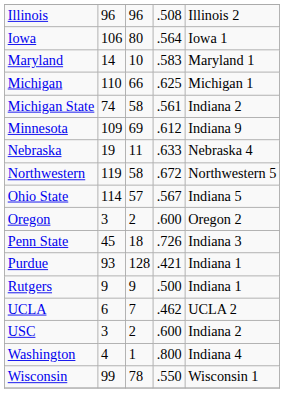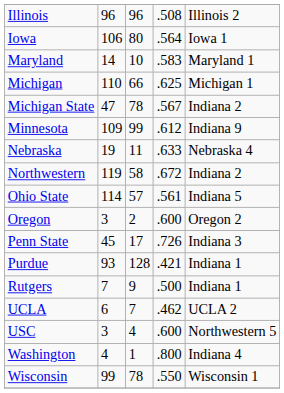(108, 106) 74 -> (108, 106) 47
(136, 106) 58 -> (136, 106) 78
(169, 106) .561 -> (169, 106) .567
(136, 128) 69 -> (136, 128) 99
(232, 173) Northwestern 5 -> (215, 173) Indiana 2
(169, 196) .567 -> (169, 196) .561
(136, 241) 18 -> (136, 241) 17
(104, 286) 9 -> (104, 286) 7
(132, 331) 2 -> (132, 331) 4
(215, 331) Indiana 2 -> (232, 331) Northwestern 5
